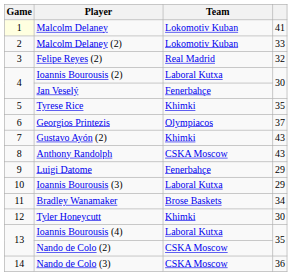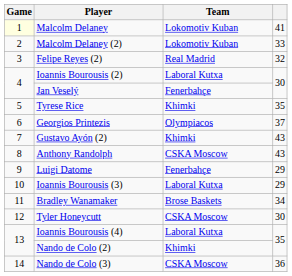(180, 216) Khimki -> (196, 216) CSKA Moscow
(196, 248) CSKA Moscow -> (180, 248) Khimki
